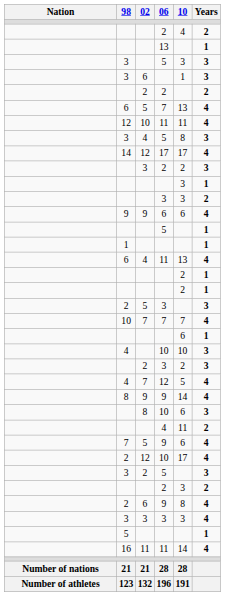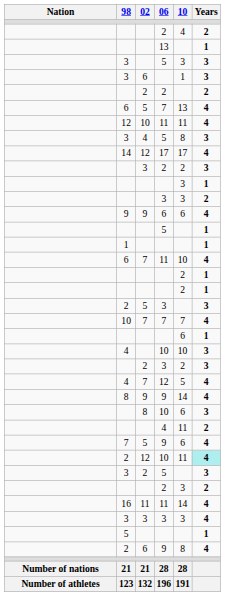(145, 260) 4 -> (145, 260) 7
(183, 260) 13 -> (183, 260) 10
(183, 458) 17 -> (183, 458) 11
(206, 458) no background -> (206, 458) paleturquoise background
rows swapped: (126, 549) <-> (126, 503)
